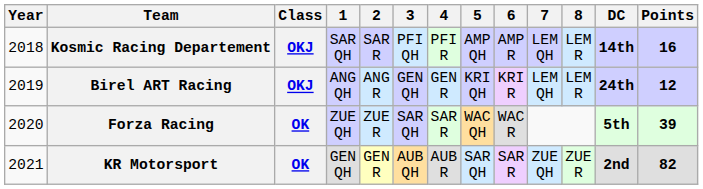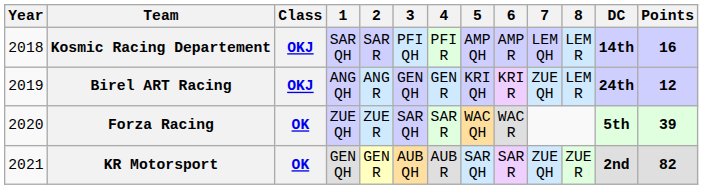(545, 87) LEM QH -> (545, 87) ZUE QH
